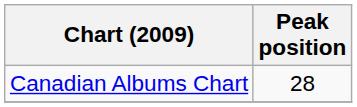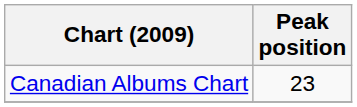(302, 83) 28 -> (302, 83) 23
